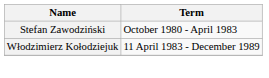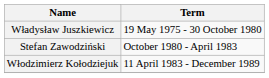+ row: (63, 30)
